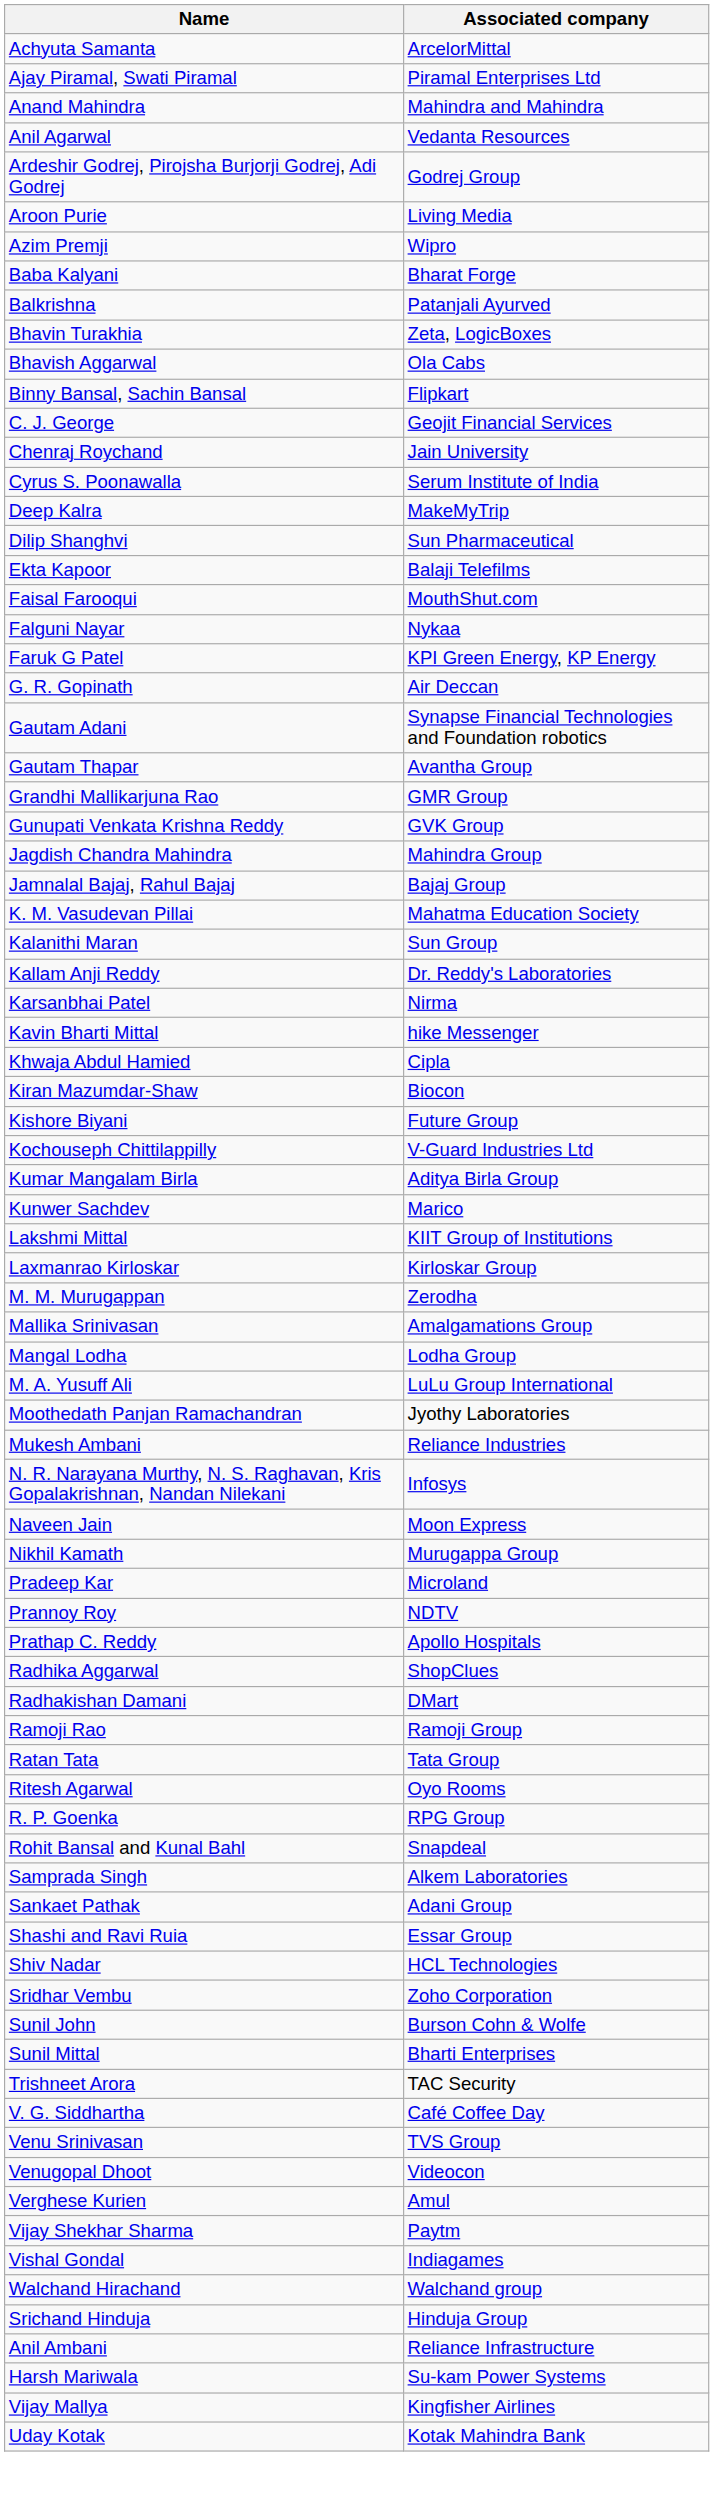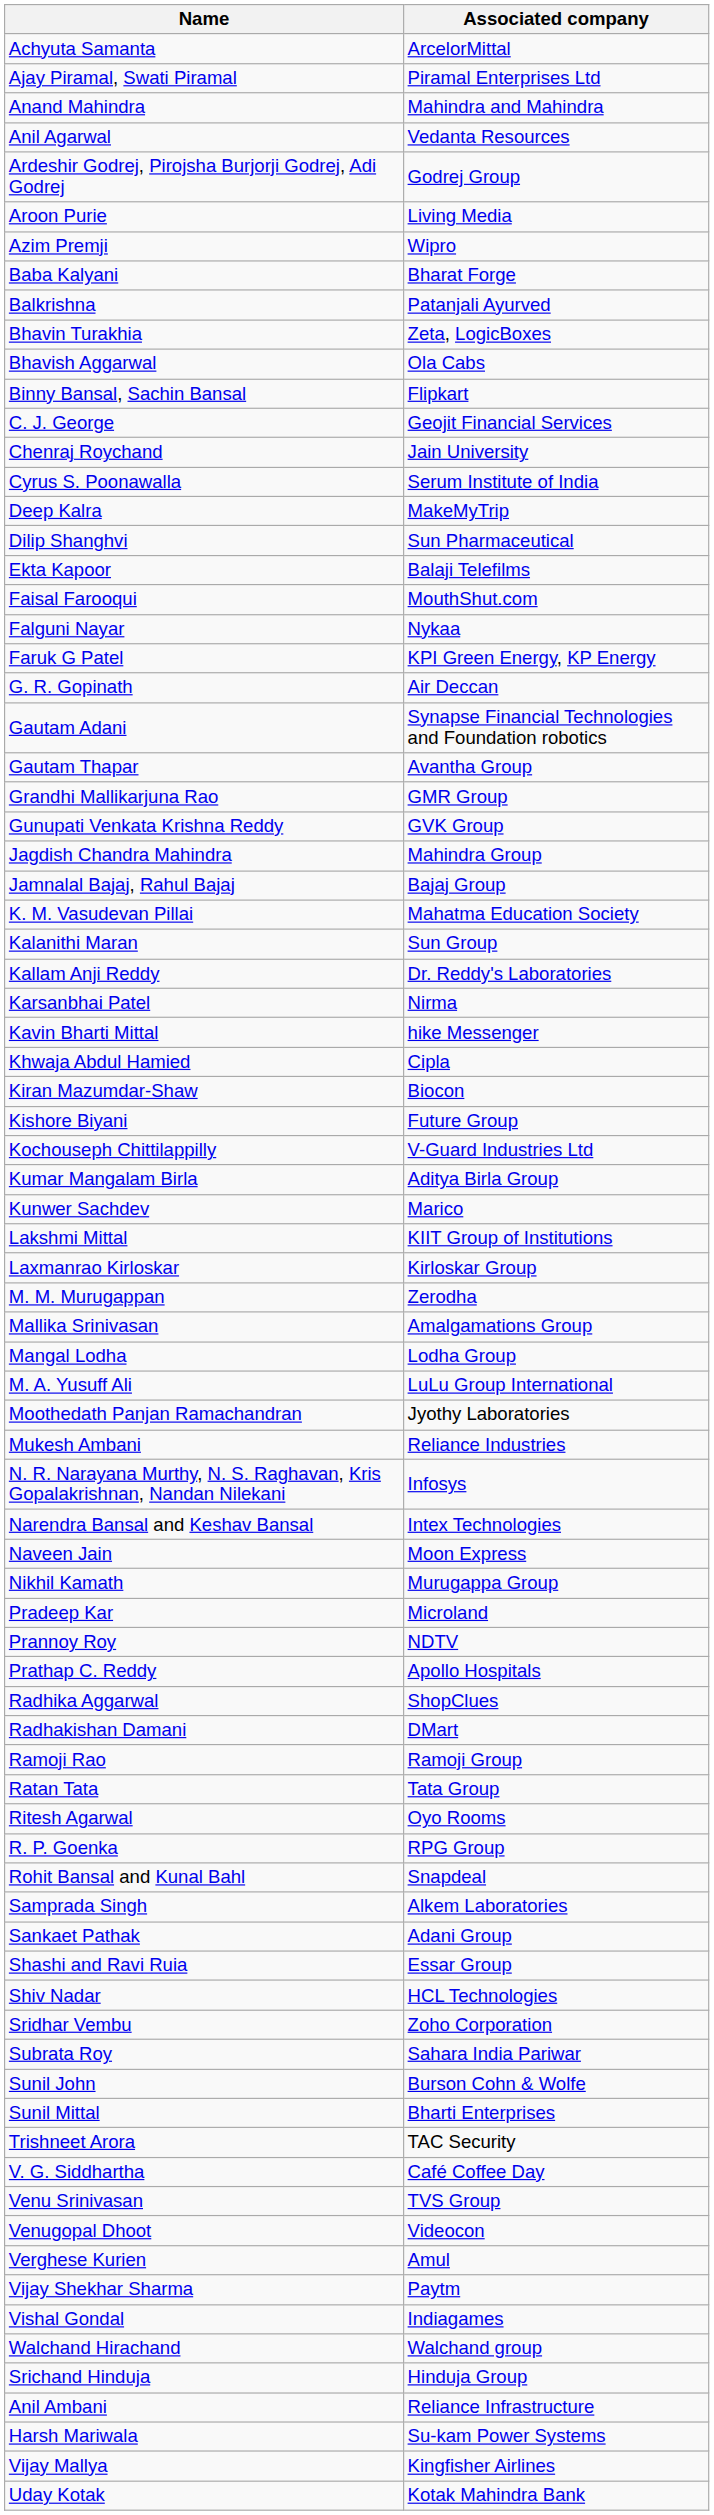+ row: (161, 1524)
+ row: (60, 2054)
